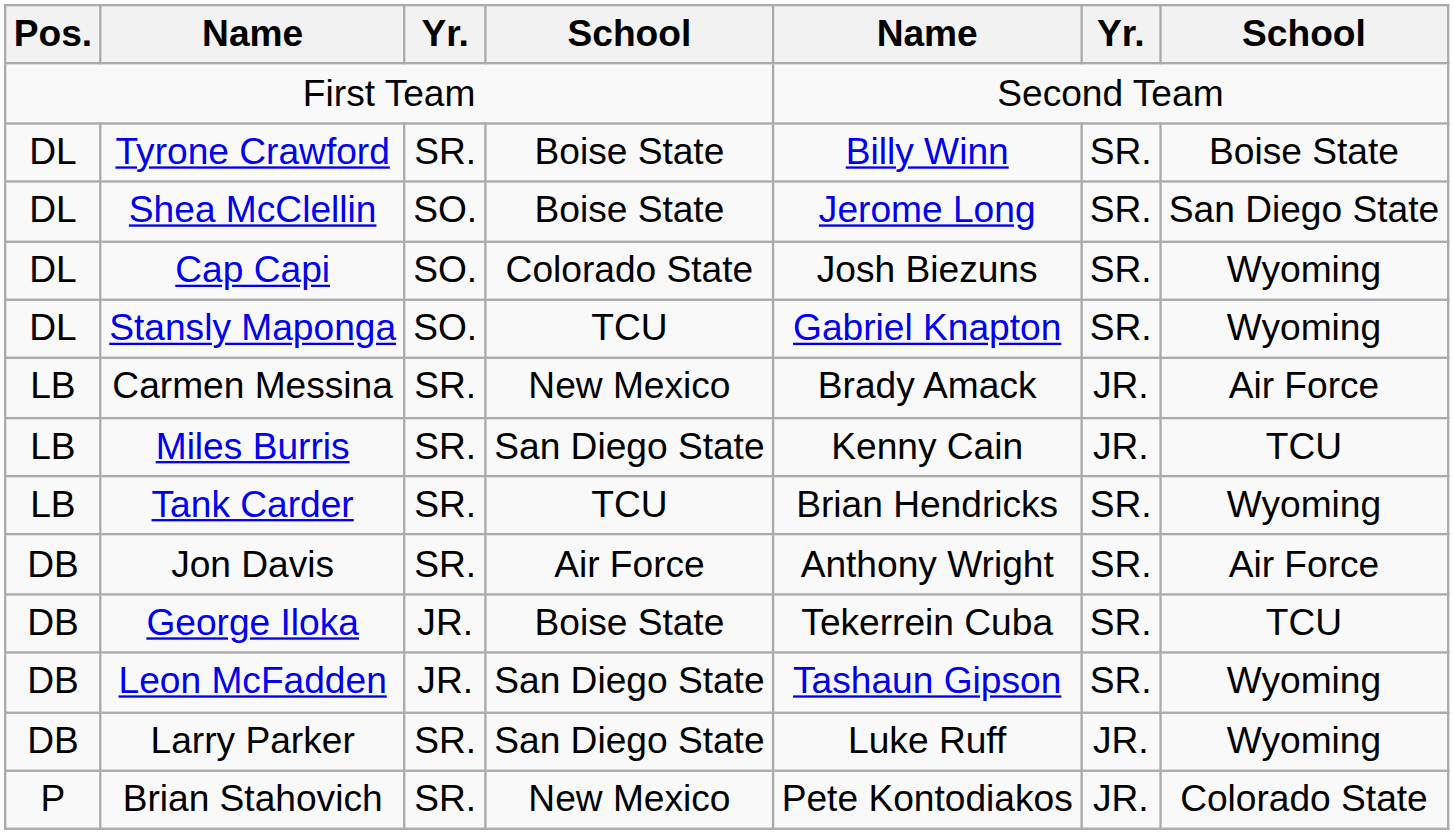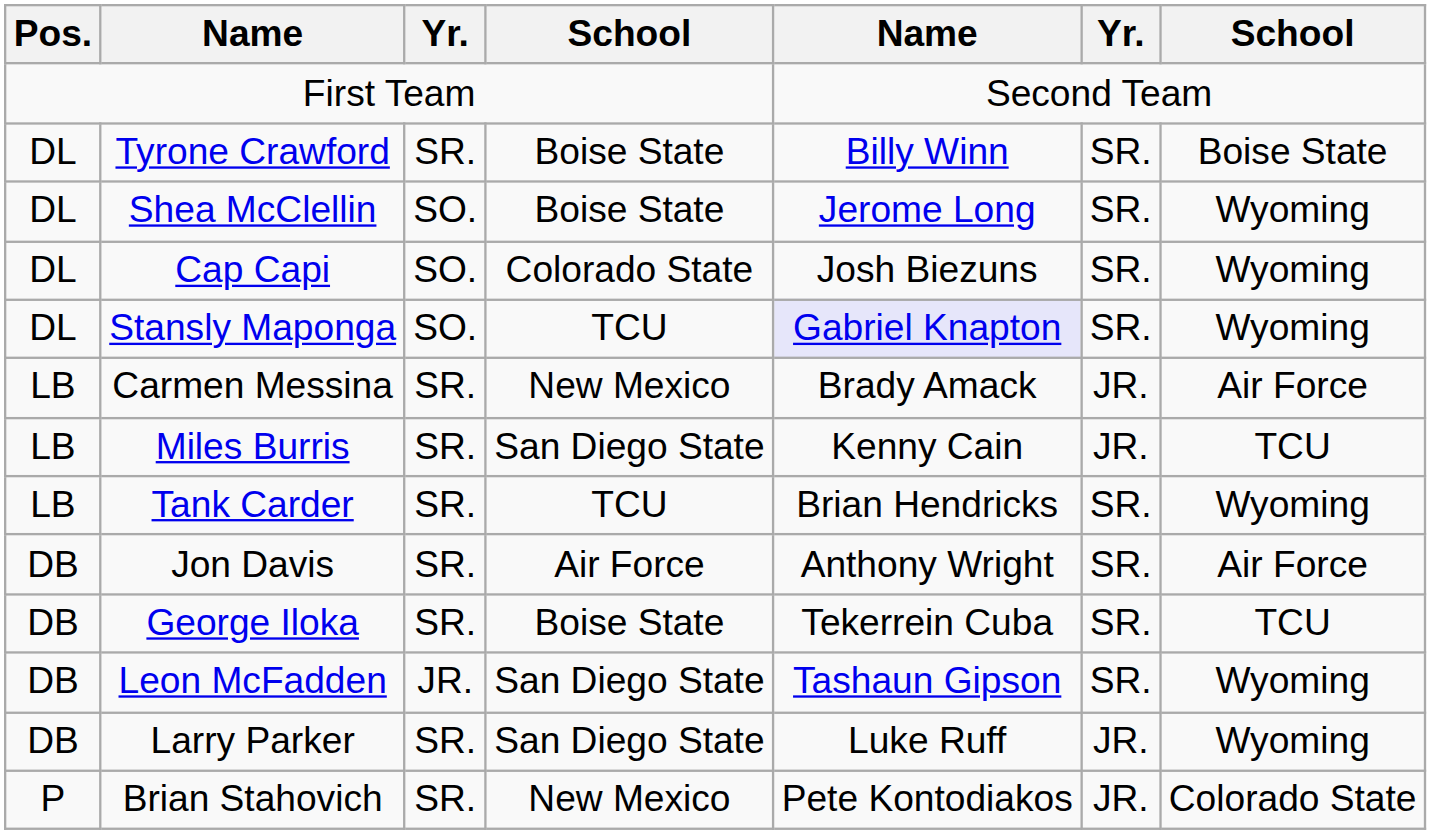(1304, 210) San Diego State -> (1293, 210) Wyoming
(927, 328) no background -> (927, 328) lavender background
(445, 622) JR. -> (445, 622) SR.
